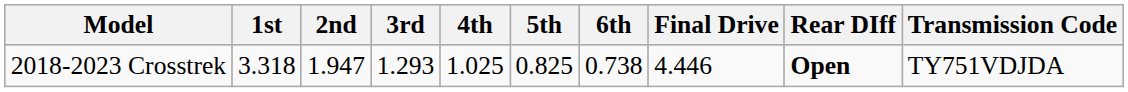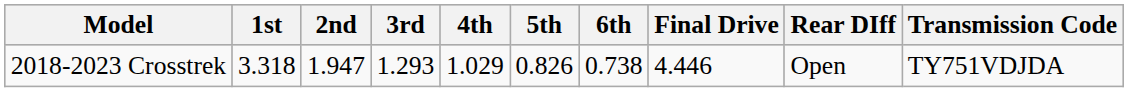(475, 65) 1.025 -> (475, 65) 1.029
(544, 65) 0.825 -> (544, 65) 0.826
(820, 65) bold -> (818, 65) normal
